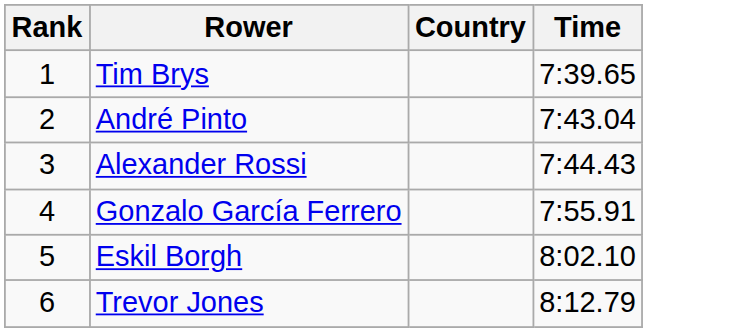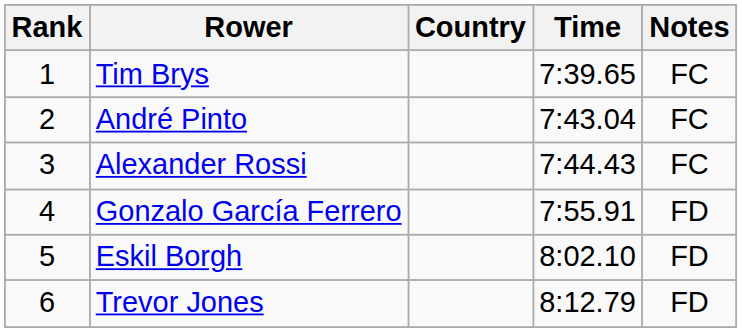+ column: (689, 27)
